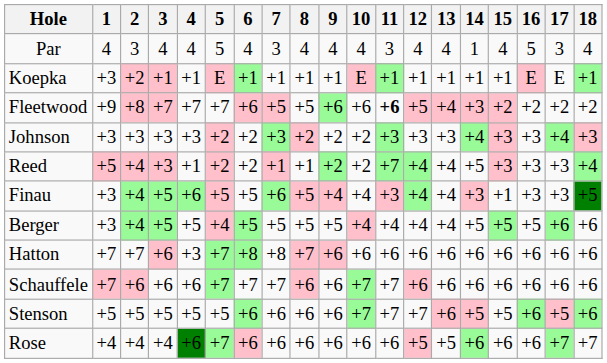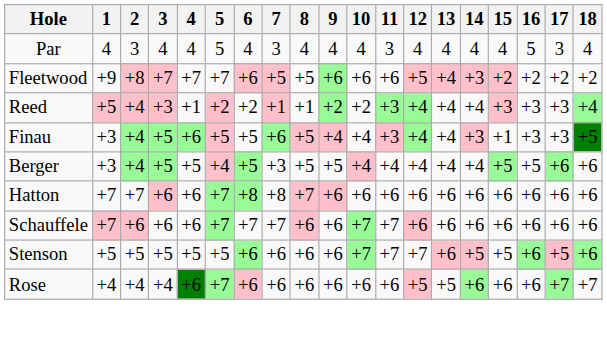(474, 48) 1 -> (474, 48) 4
- row: (38, 78)
(389, 107) bold -> (389, 78) normal
- row: (39, 136)
(389, 166) +7 -> (389, 107) +3
(474, 166) +5 -> (474, 107) +4
(276, 225) +5 -> (276, 166) +3
(474, 225) +5 -> (474, 166) +4
(191, 254) +3 -> (191, 195) +6
